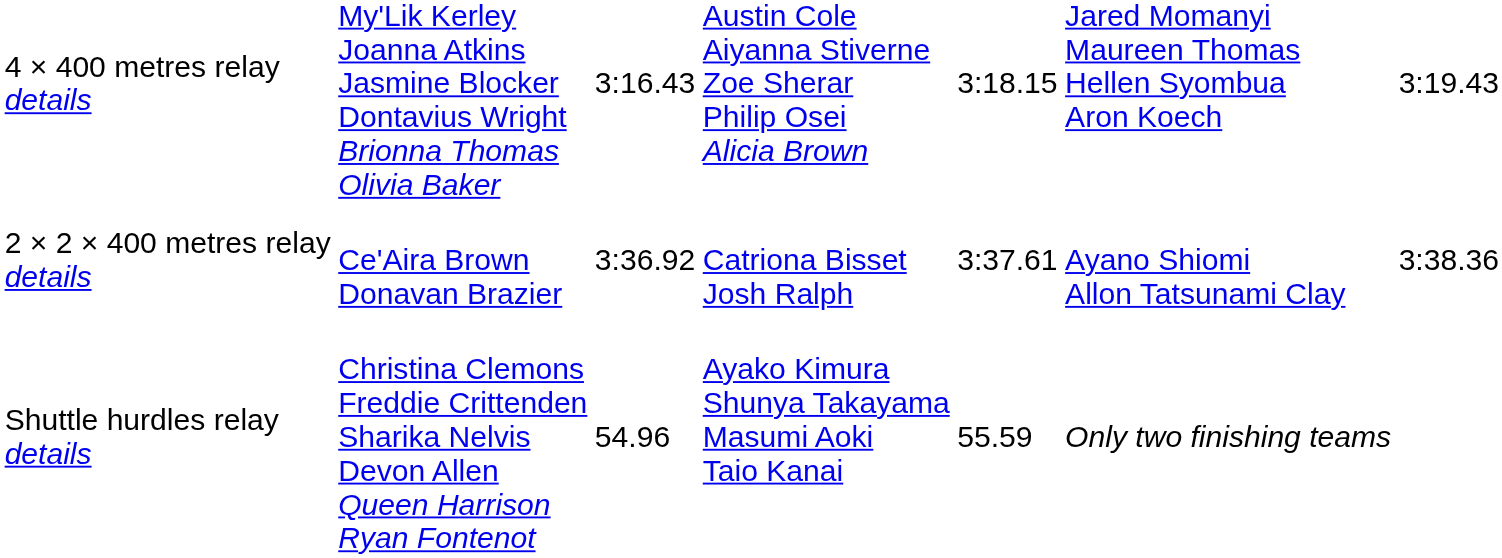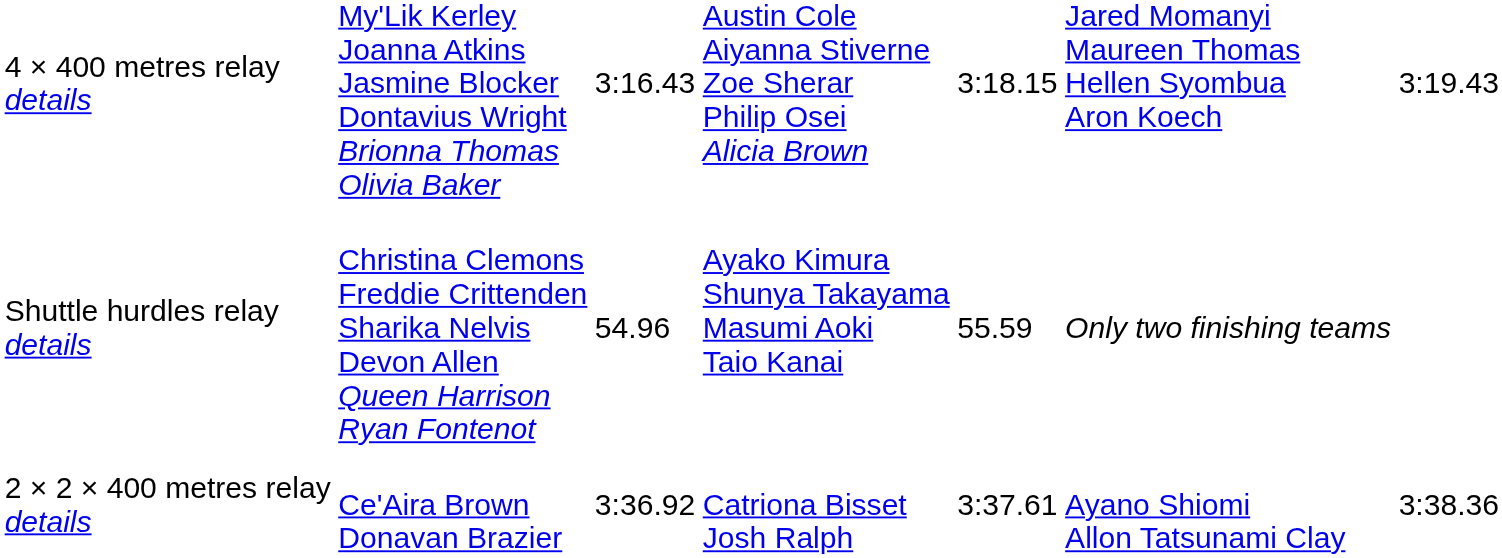rows swapped: (168, 260) <-> (142, 437)
